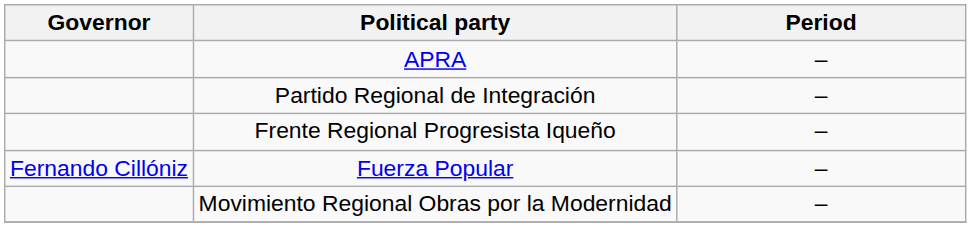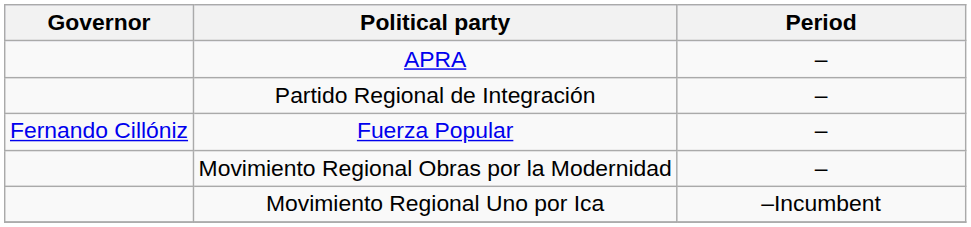- row: (435, 131)
+ row: (435, 204)
